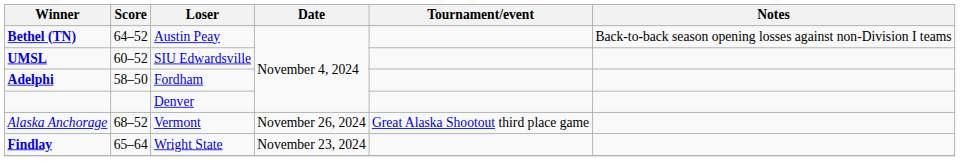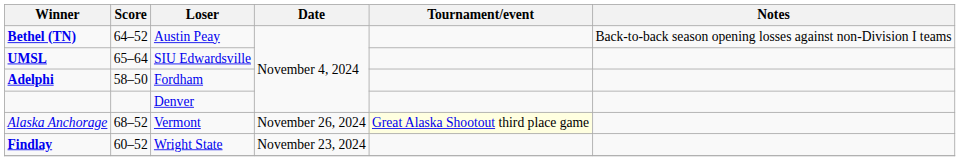(131, 58) 60–52 -> (131, 58) 65–64
(481, 123) no background -> (481, 123) lightyellow background
(131, 144) 65–64 -> (131, 144) 60–52
